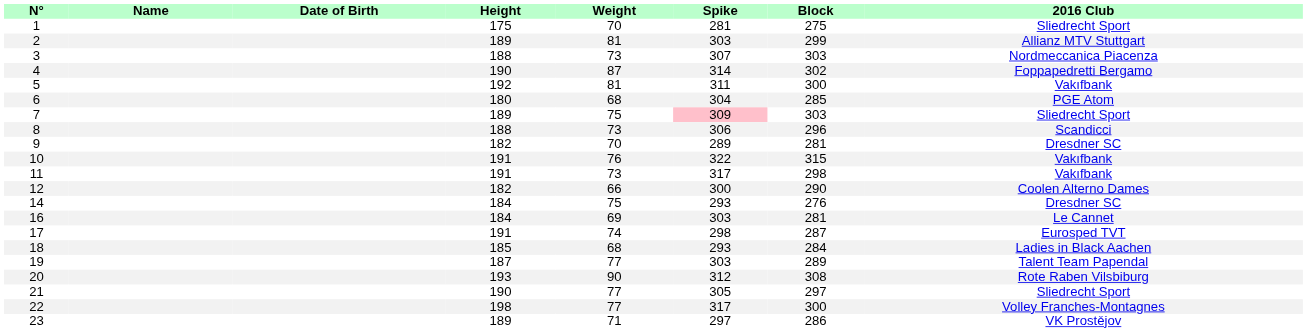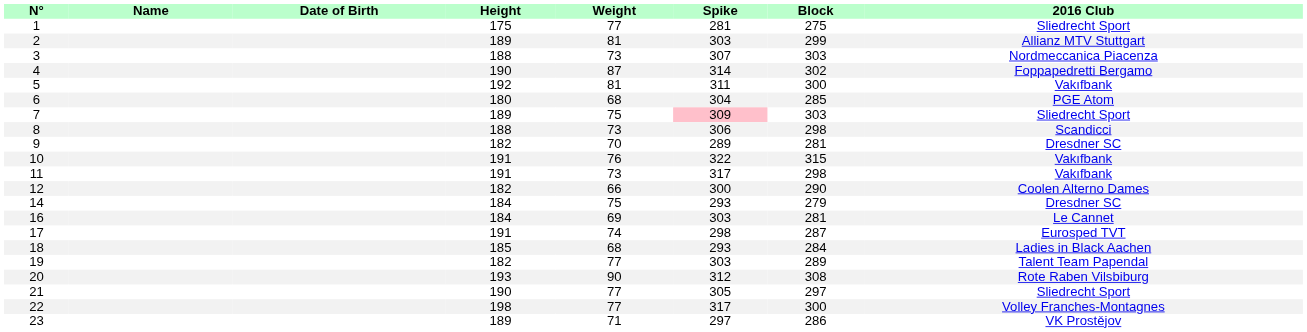(614, 26) 70 -> (614, 26) 77
(816, 129) 296 -> (816, 129) 298
(816, 203) 276 -> (816, 203) 279
(500, 262) 187 -> (500, 262) 182
